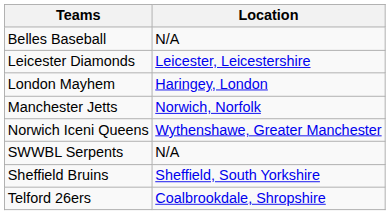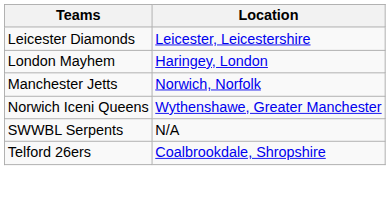- row: (57, 38)
- row: (58, 175)
